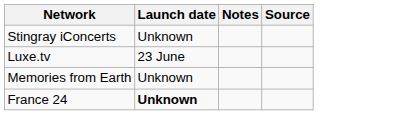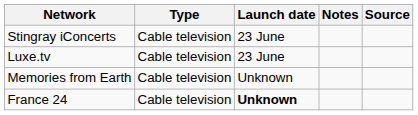+ column: (184, 15)
(165, 36) Unknown -> (261, 36) 23 June
